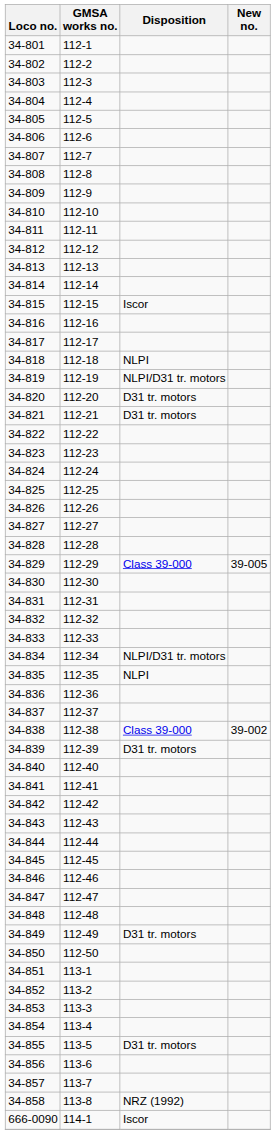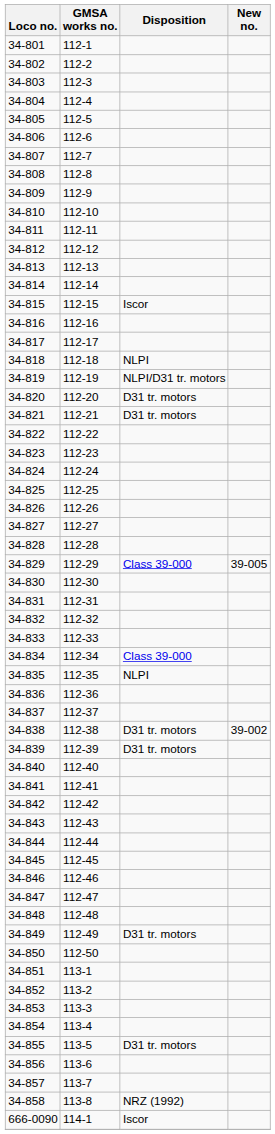(174, 656) NLPI/D31 tr. motors -> (157, 656) Class 39-000
(157, 730) Class 39-000 -> (160, 730) D31 tr. motors
